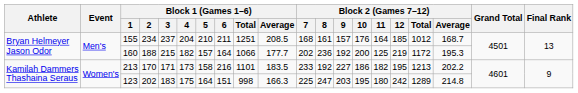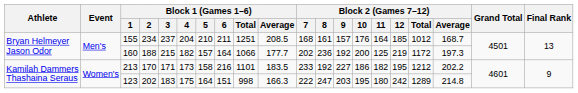(453, 53) 195.3 -> (453, 53) 197.3
(421, 67) 1213 -> (421, 67) 1212
(306, 81) 225 -> (306, 81) 222
